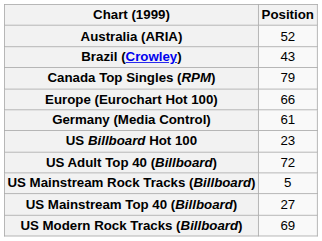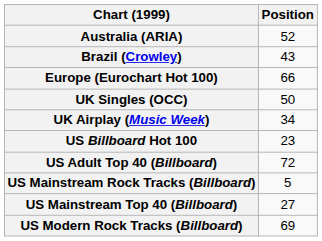- row: (131, 78)
- row: (131, 120)
+ row: (131, 99)
+ row: (131, 120)
